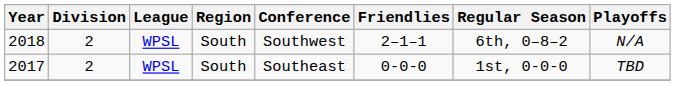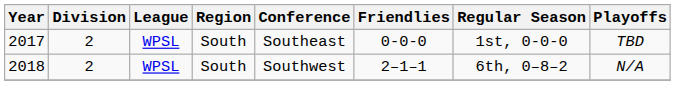rows swapped: (27, 67) <-> (27, 42)
